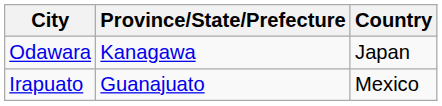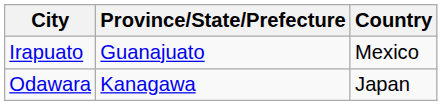rows swapped: (46, 84) <-> (50, 52)
